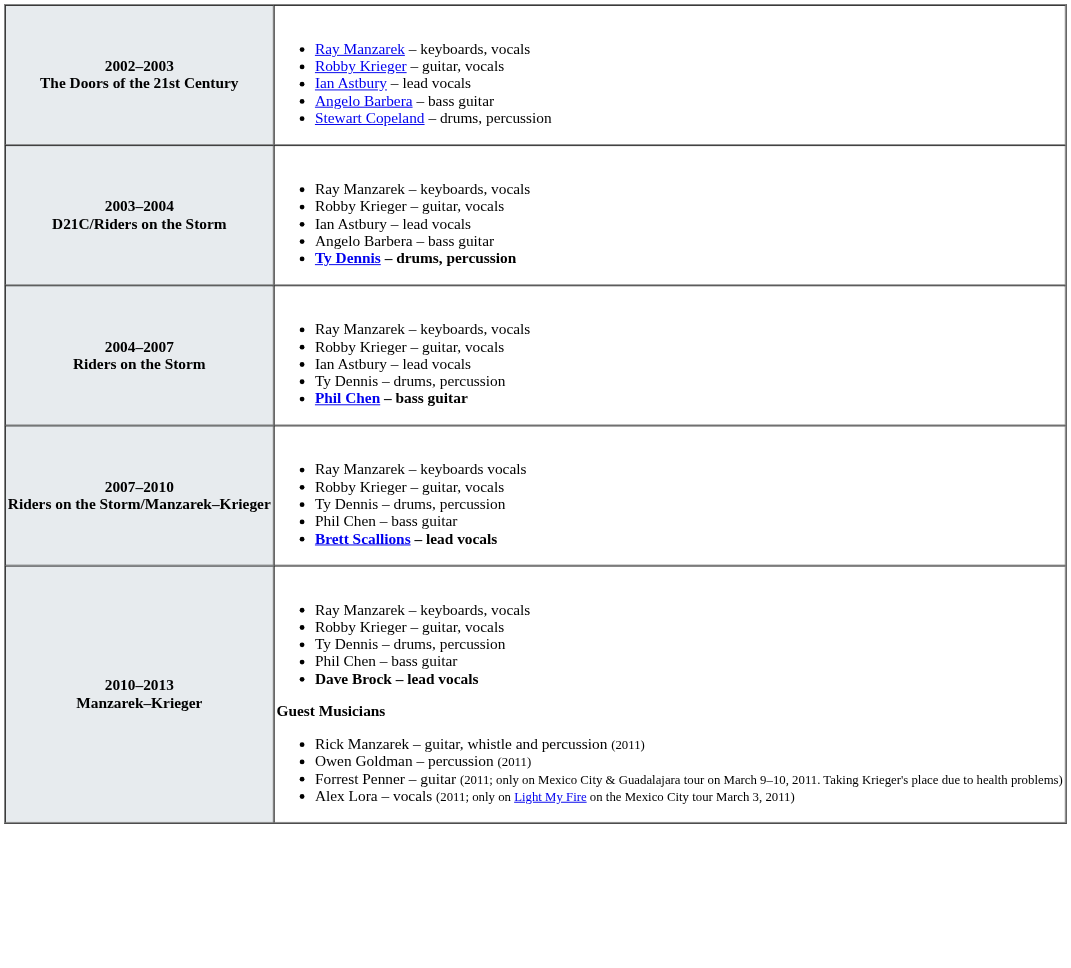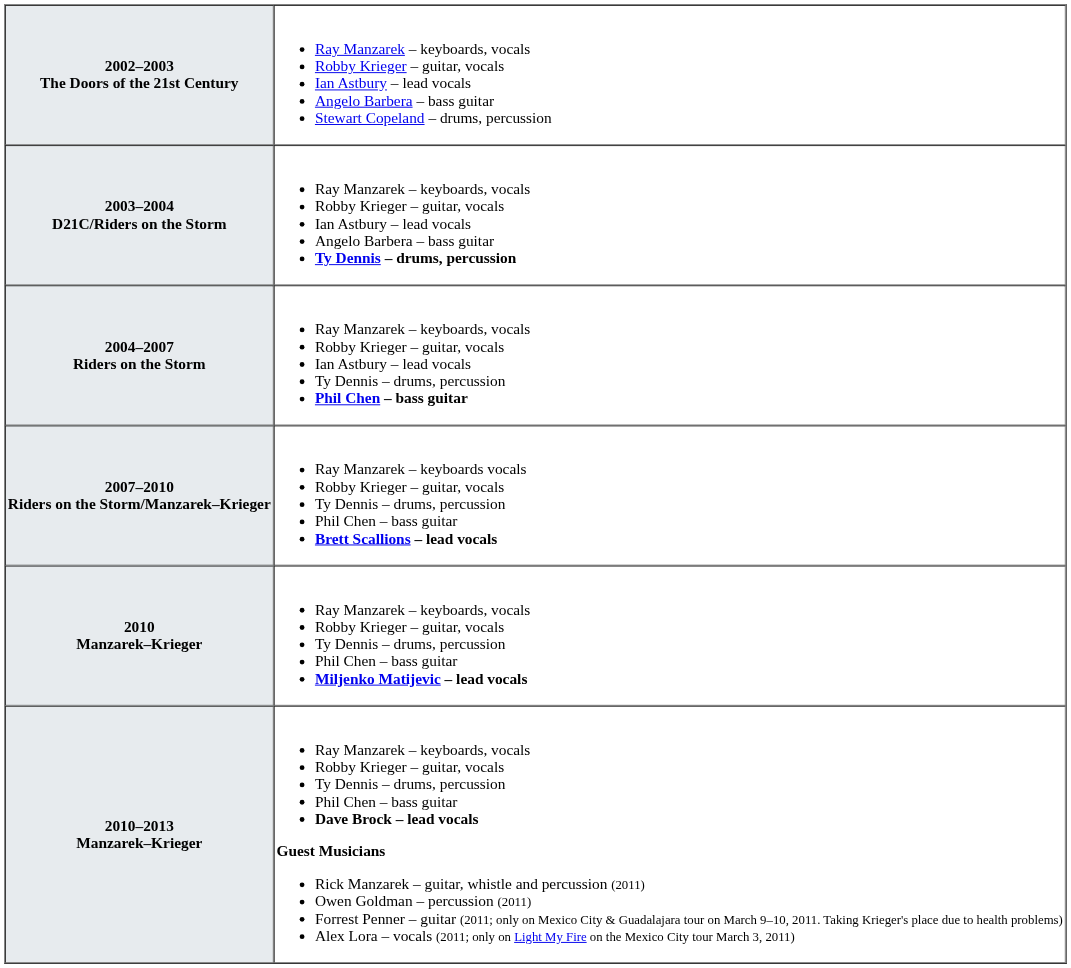+ row: (139, 635)
